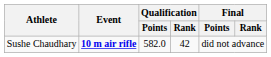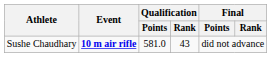(155, 44) 582.0 -> (155, 44) 581.0
(185, 44) 42 -> (185, 44) 43
